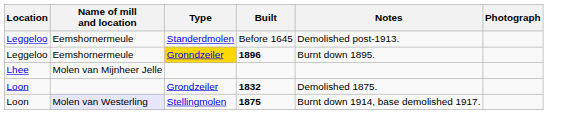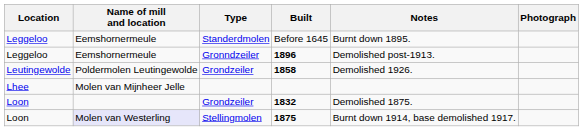(348, 39) Demolished post-1913. -> (372, 39) Burnt down 1895.
(195, 54) gold background -> (231, 54) no background
(336, 54) Burnt down 1895. -> (384, 54) Demolished post-1913.
+ row: (285, 70)
